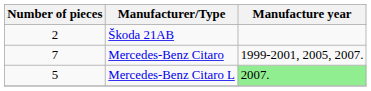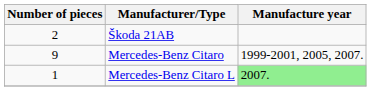(55, 55) 7 -> (55, 55) 9
(55, 75) 5 -> (55, 75) 1
